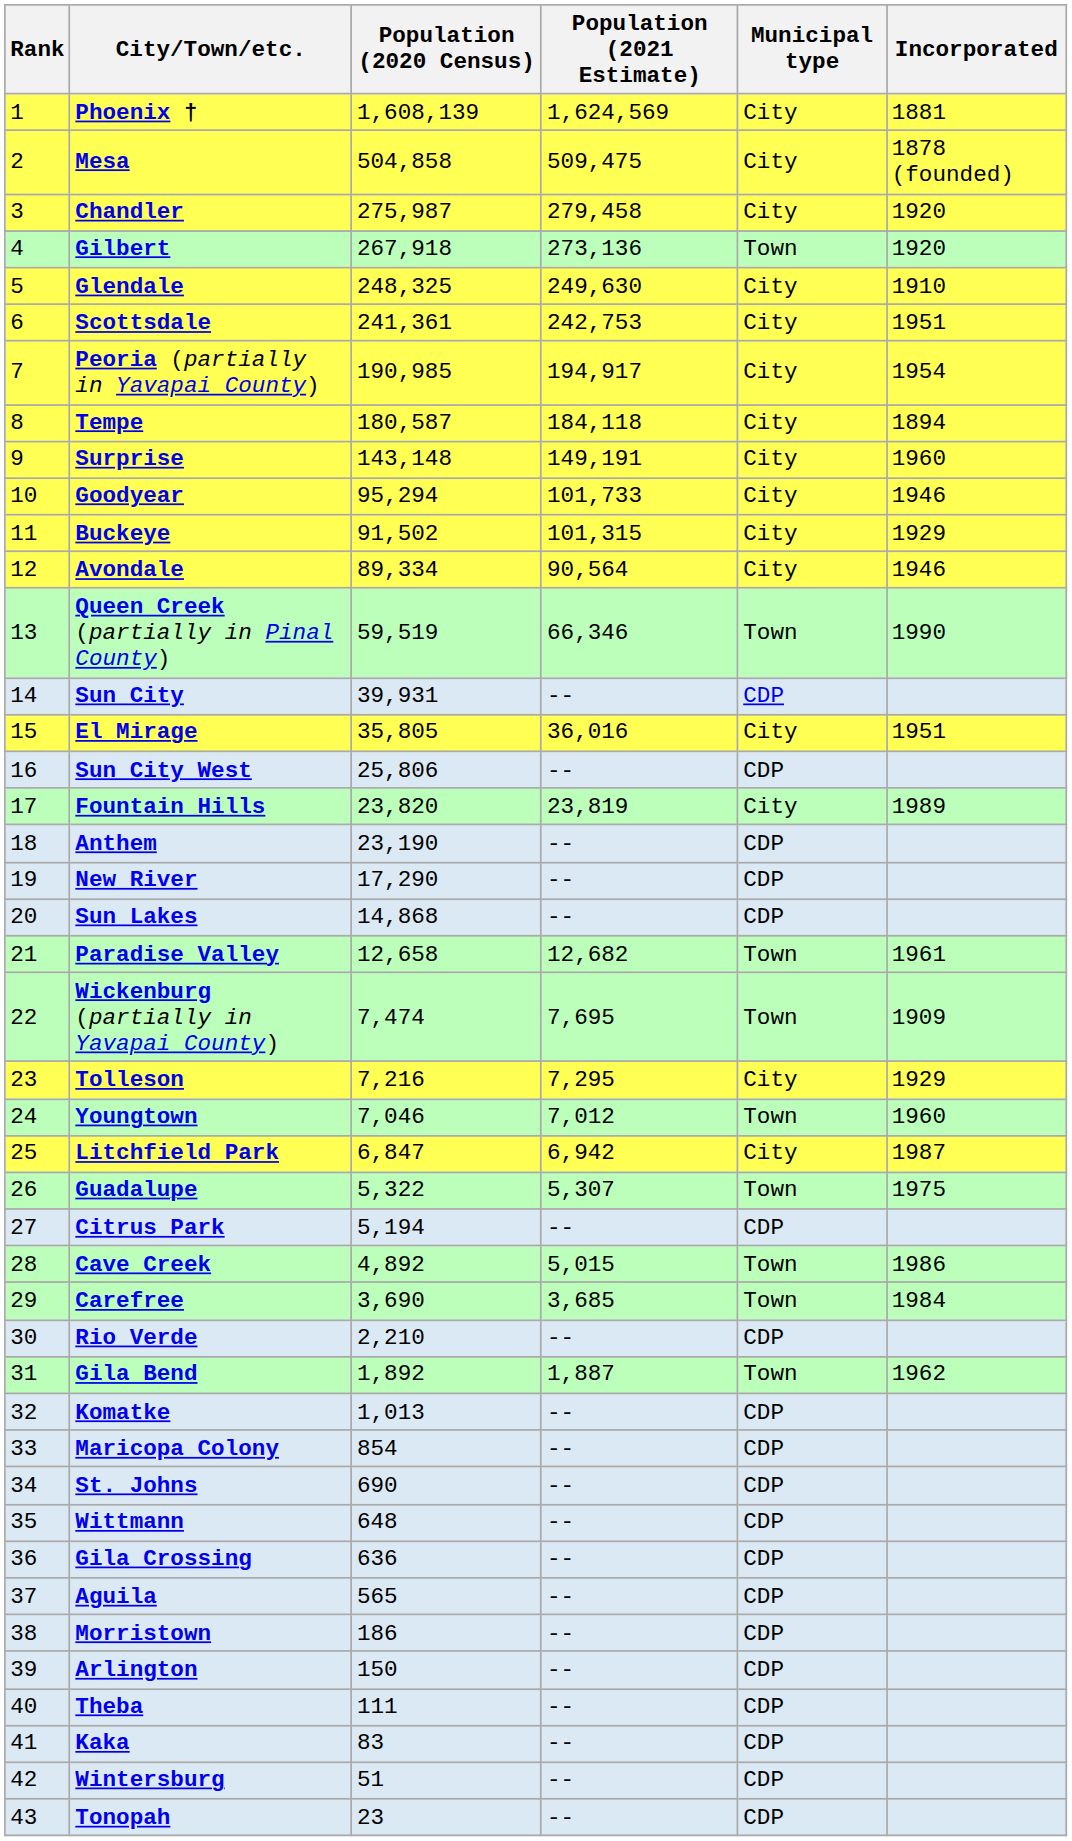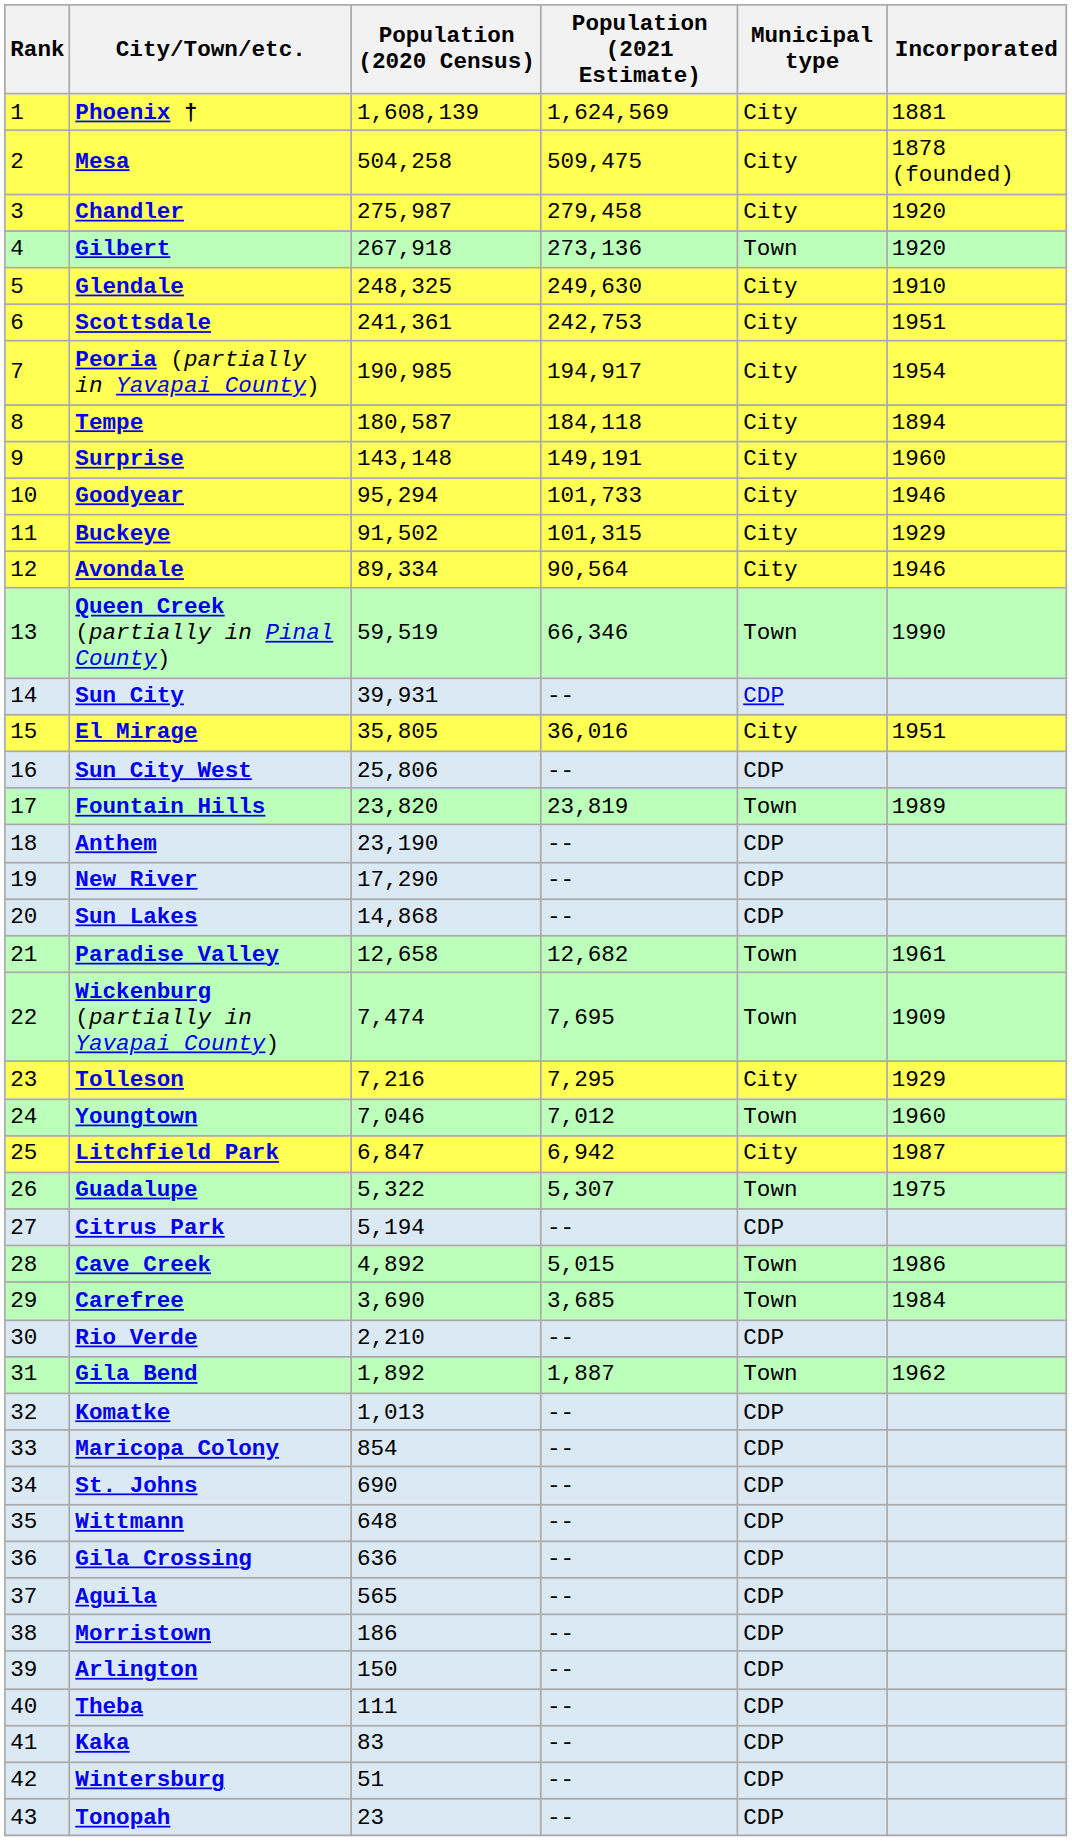(404, 162) 504,858 -> (404, 162) 504,258
(770, 807) City -> (770, 807) Town
